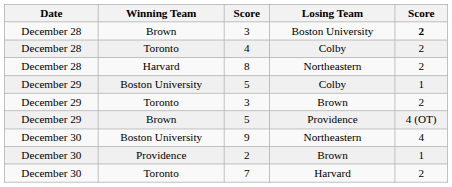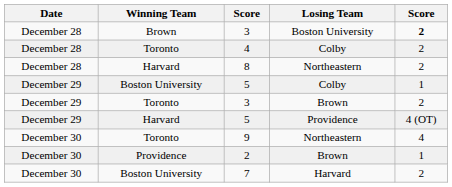(161, 119) Brown -> (161, 119) Harvard
(161, 137) Boston University -> (161, 137) Toronto
(161, 173) Toronto -> (161, 173) Boston University
